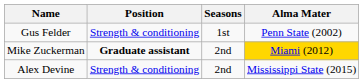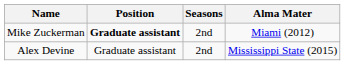- row: (46, 32)
(302, 51) gold background -> (283, 32) no background
(144, 69) Strength & conditioning -> (135, 51) Graduate assistant
